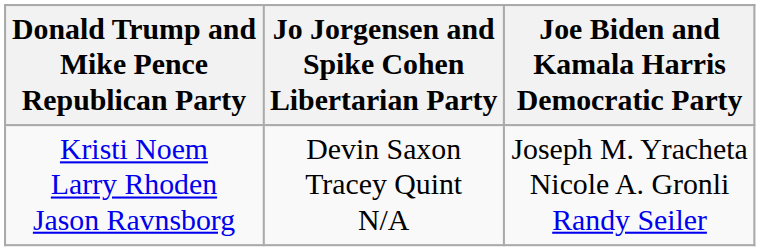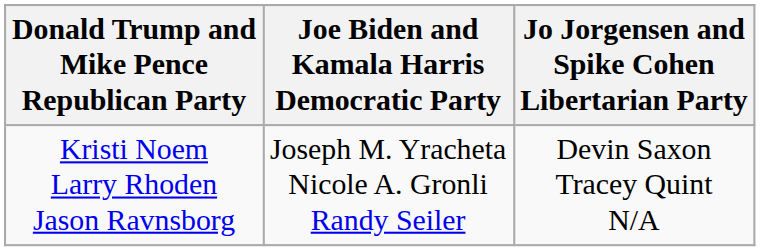columns swapped: (630, 64) <-> (384, 64)
